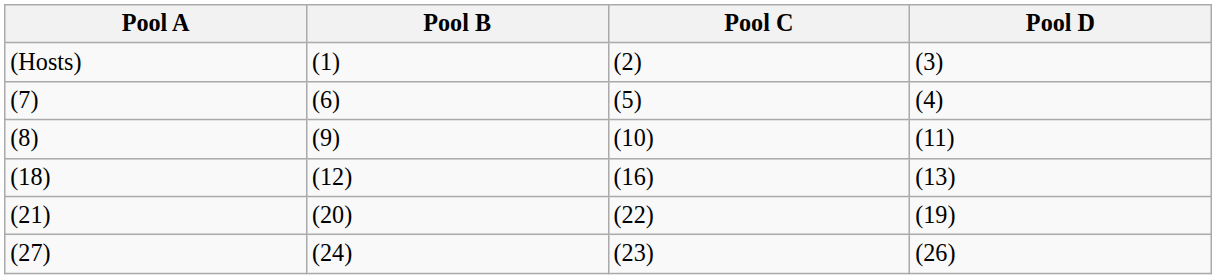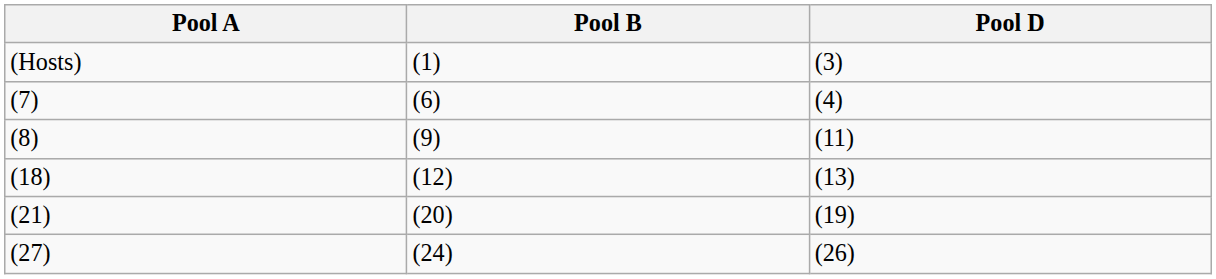- column: (759, 23)
